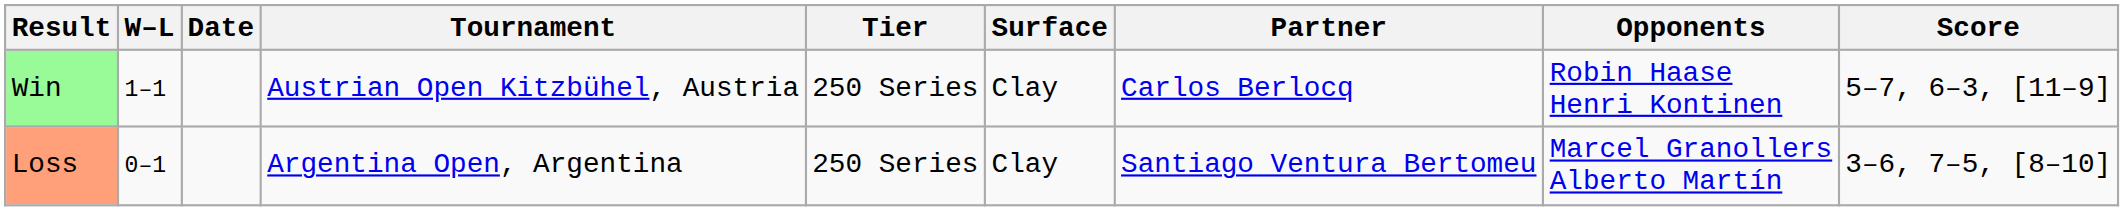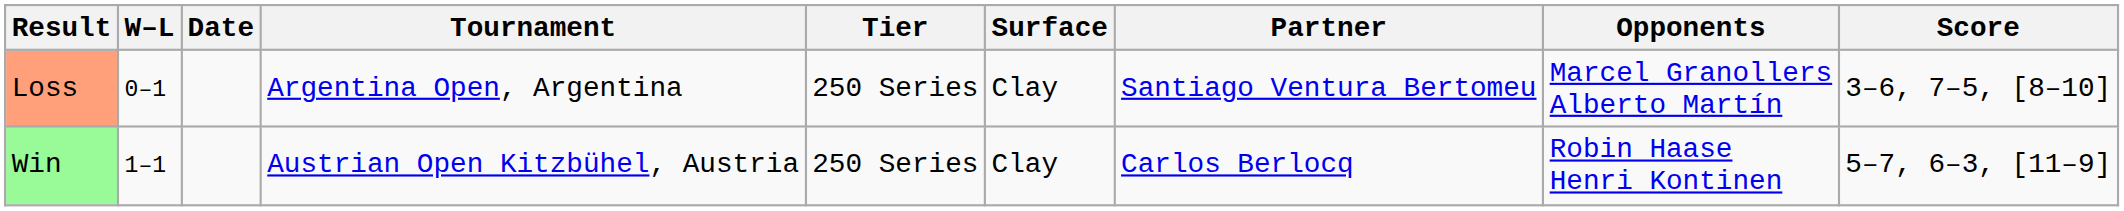rows swapped: (45, 166) <-> (37, 89)
